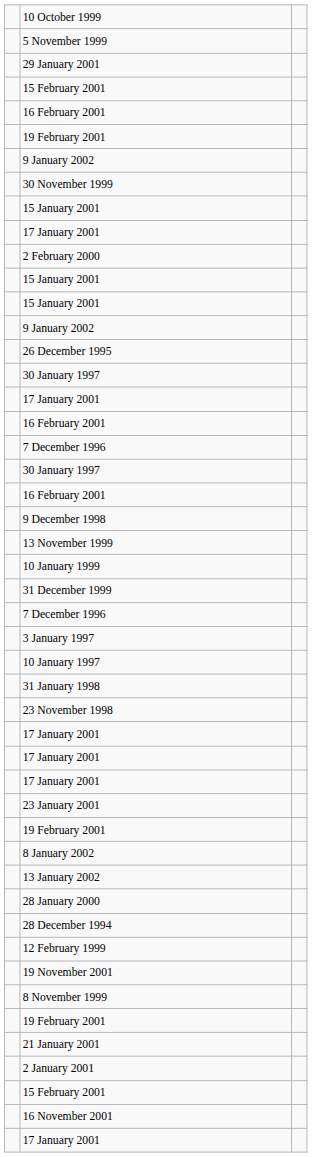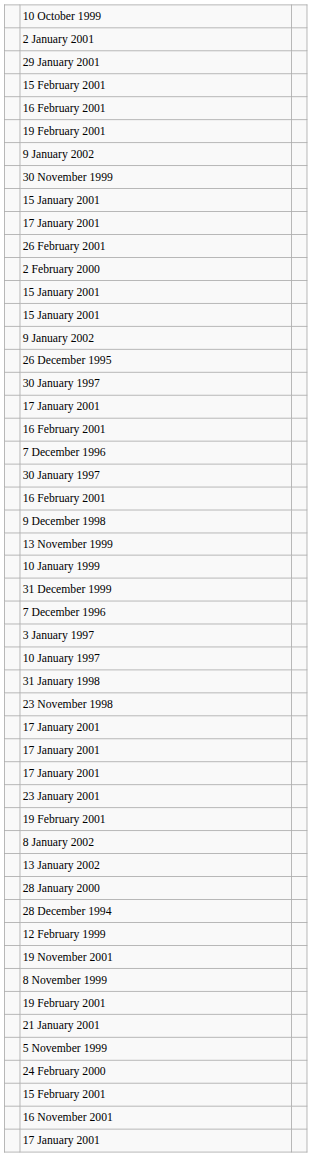rows swapped: (12, 1068) <-> (12, 41)
+ row: (12, 246)
+ row: (12, 1072)
